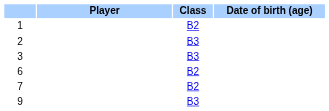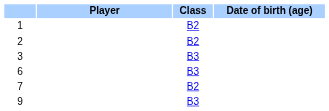(193, 41) B3 -> (193, 41) B2
(193, 71) B2 -> (193, 71) B3
